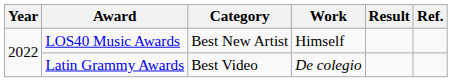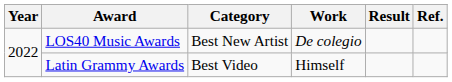(320, 40) Himself -> (328, 40) De colegio
(328, 64) De colegio -> (320, 64) Himself
